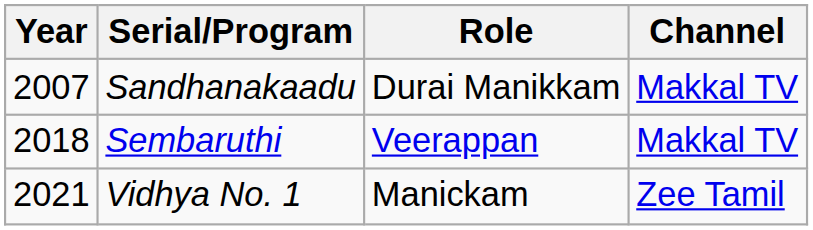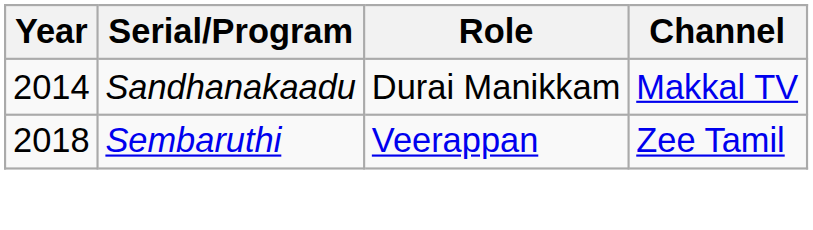(51, 86) 2007 -> (51, 86) 2014
(717, 140) Makkal TV -> (710, 140) Zee Tamil
- row: (204, 195)
